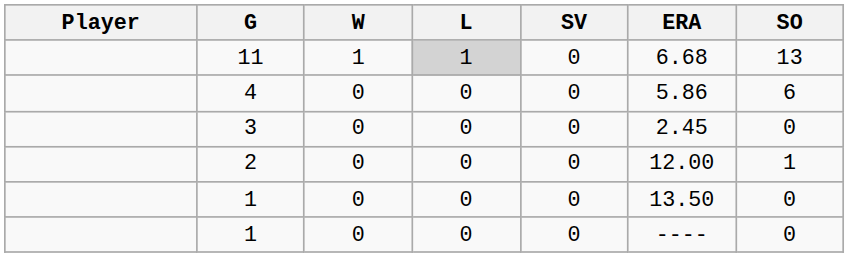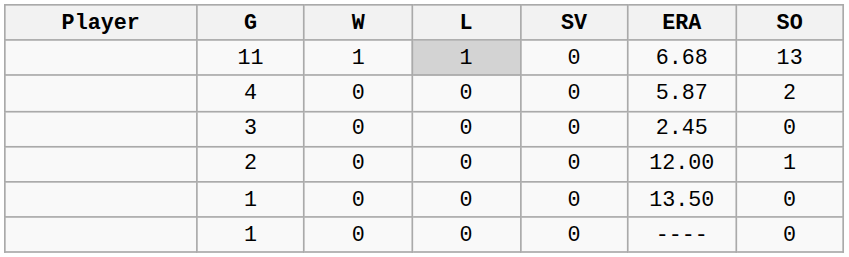(682, 93) 5.86 -> (682, 93) 5.87
(790, 93) 6 -> (790, 93) 2
